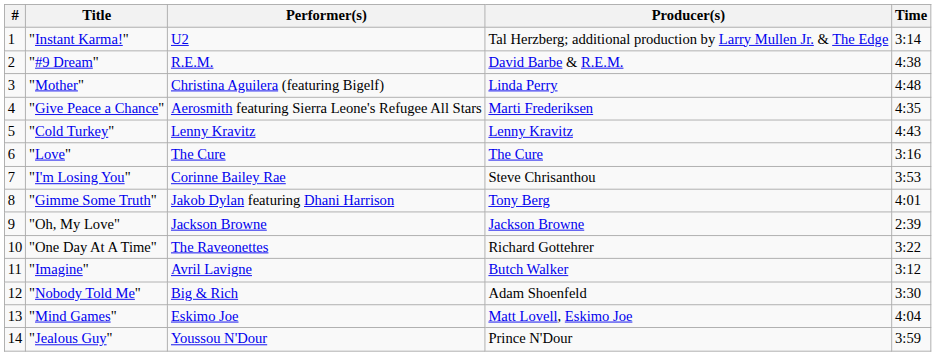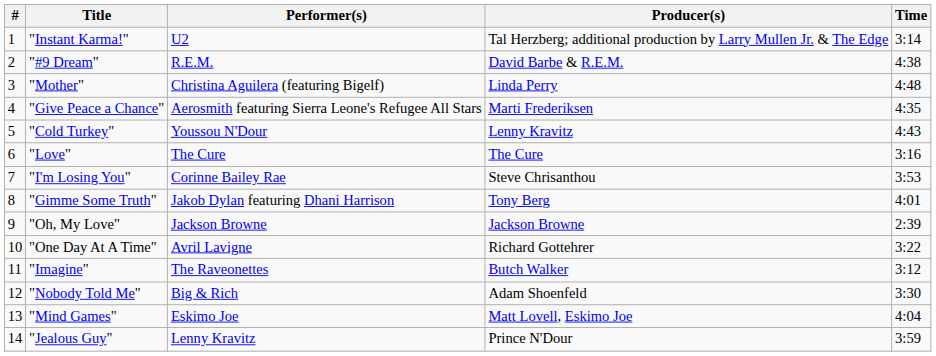(213, 131) Lenny Kravitz -> (219, 131) Youssou N'Dour
(220, 246) The Raveonettes -> (211, 246) Avril Lavigne
(211, 270) Avril Lavigne -> (220, 270) The Raveonettes
(219, 339) Youssou N'Dour -> (213, 339) Lenny Kravitz
